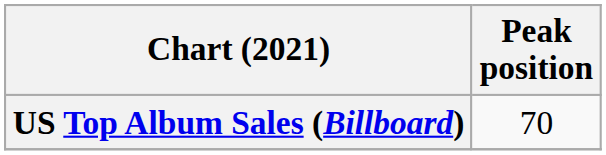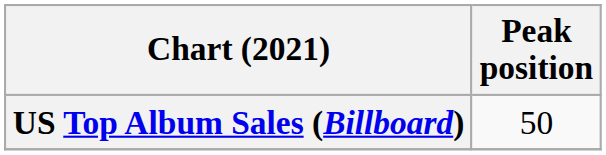(536, 121) 70 -> (536, 121) 50
